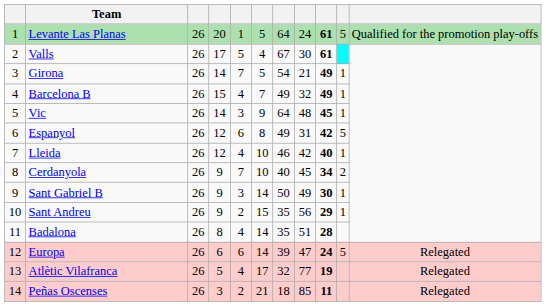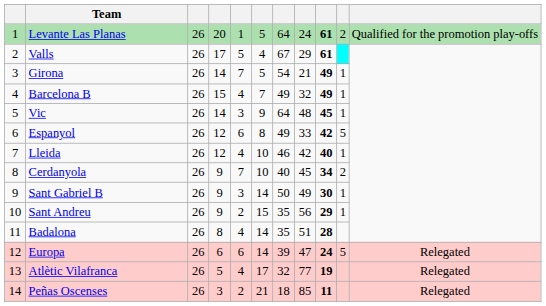(343, 34) 5 -> (343, 34) 2
(305, 53) 30 -> (305, 53) 29
(305, 133) 31 -> (305, 133) 33
